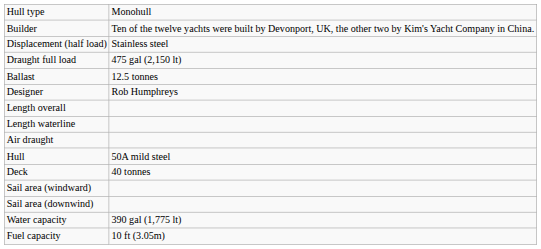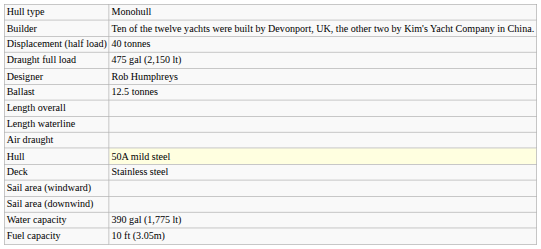(140, 44) Stainless steel -> (131, 44) 40 tonnes
rows swapped: (21, 76) <-> (25, 92)
(141, 156) no background -> (141, 156) lightyellow background
(131, 172) 40 tonnes -> (140, 172) Stainless steel
